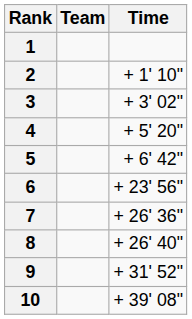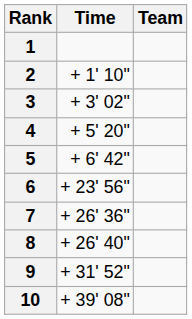columns swapped: (83, 18) <-> (148, 18)
